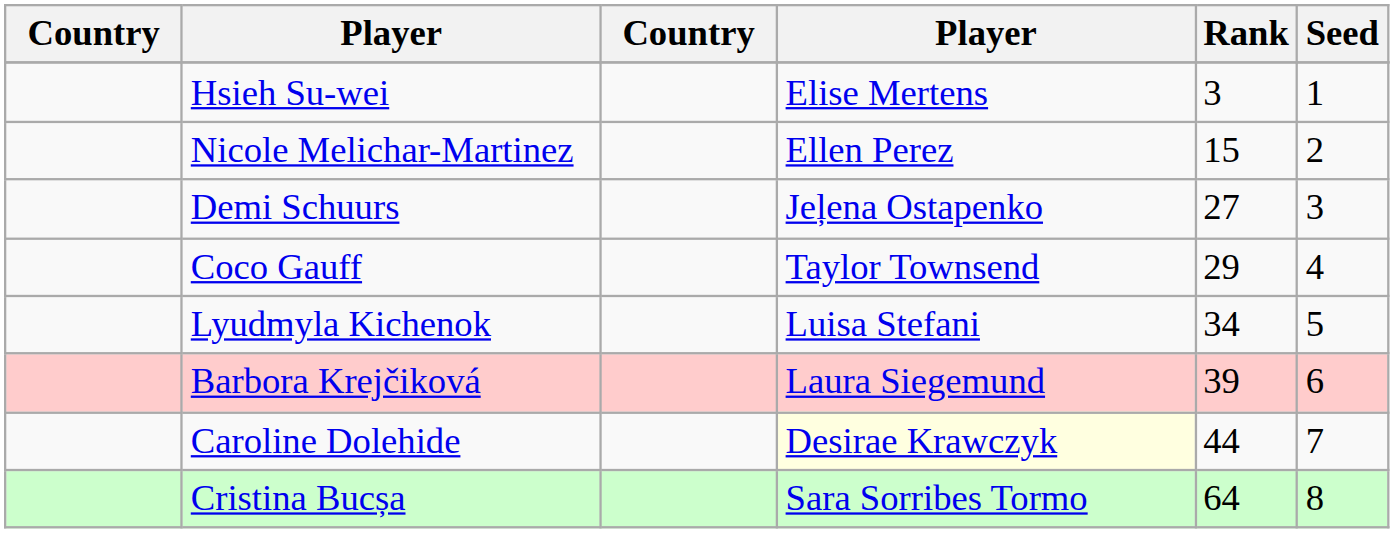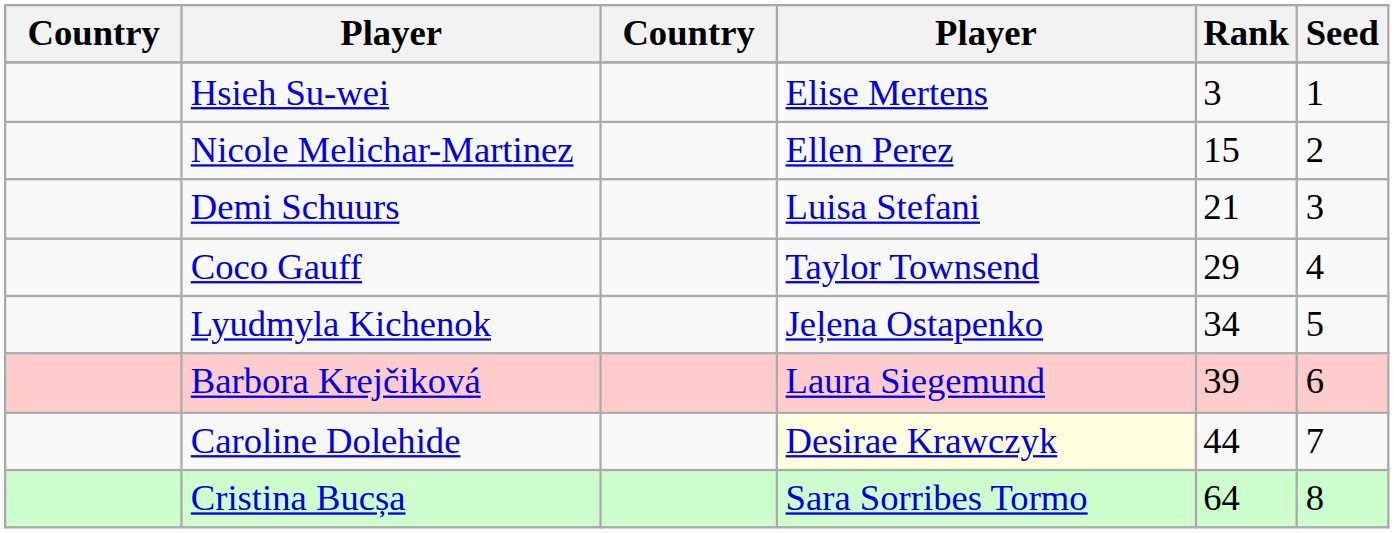(914, 207) Jeļena Ostapenko -> (883, 207) Luisa Stefani
(1222, 207) 27 -> (1222, 207) 21
(883, 324) Luisa Stefani -> (914, 324) Jeļena Ostapenko
